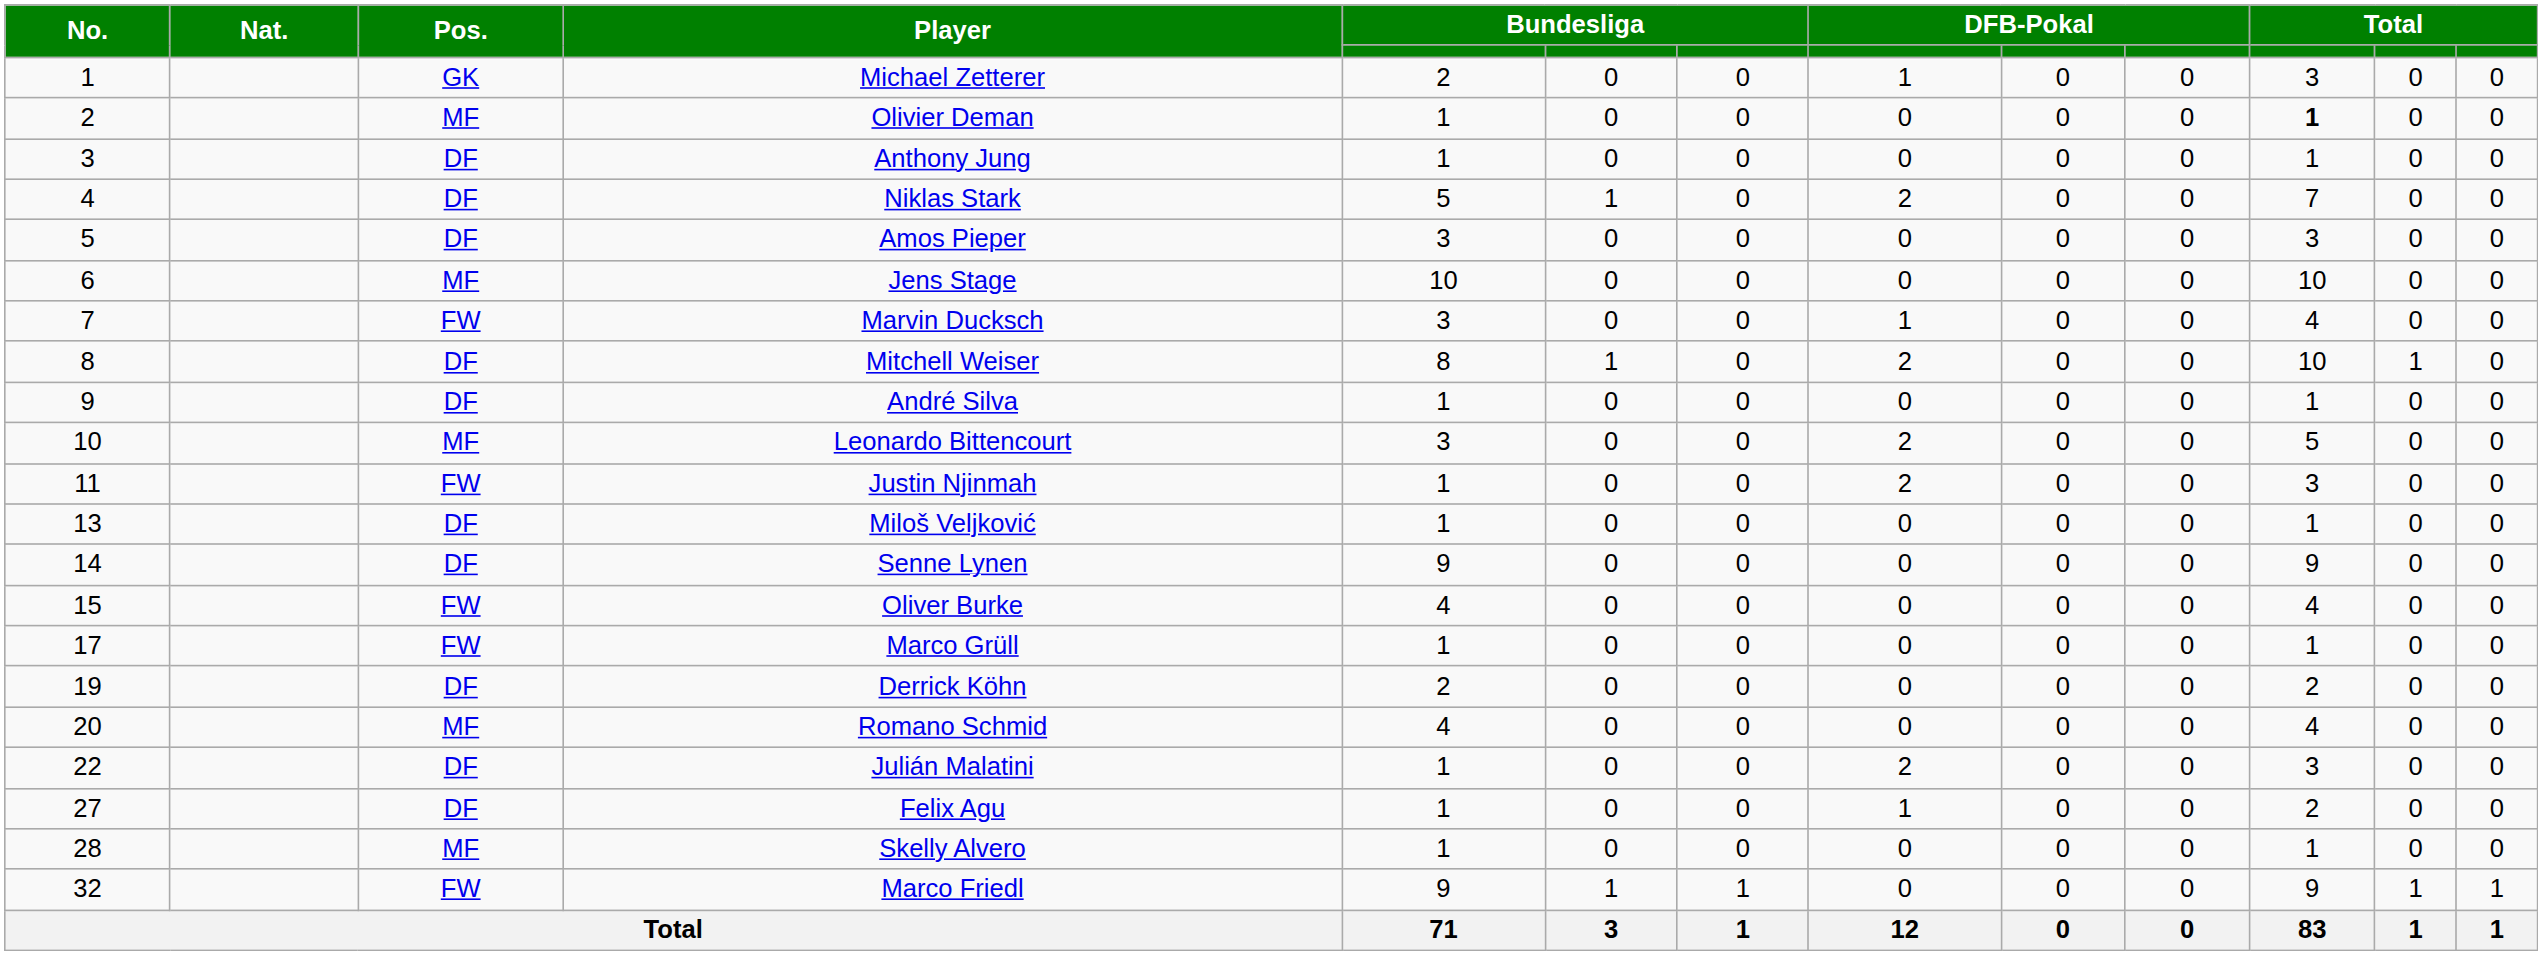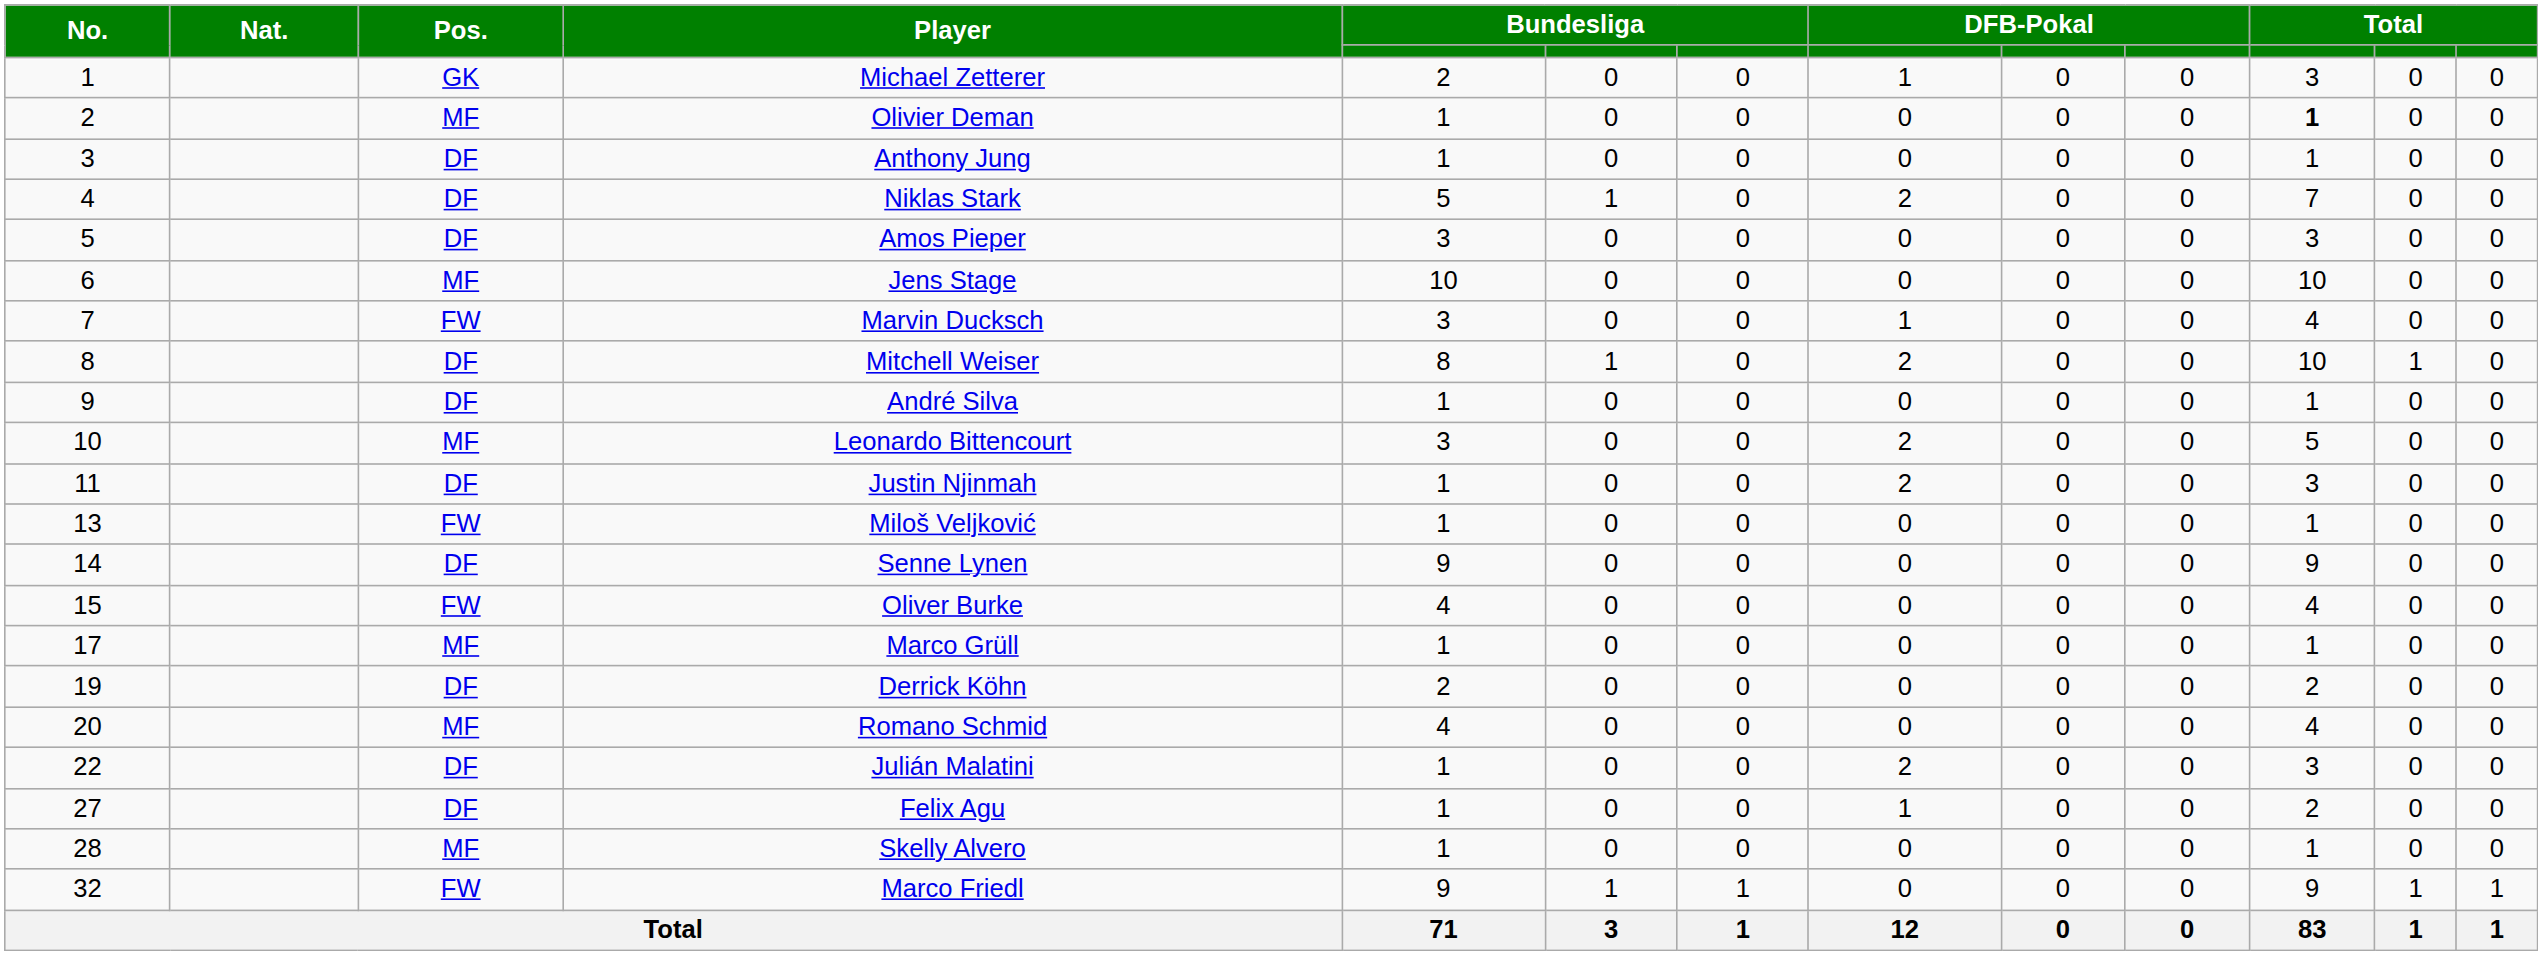(461, 483) FW -> (461, 483) DF
(461, 523) DF -> (461, 523) FW
(461, 645) FW -> (461, 645) MF
